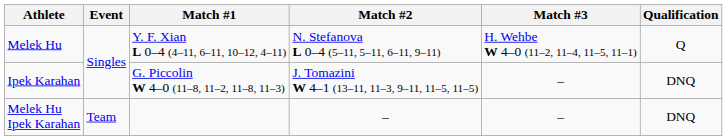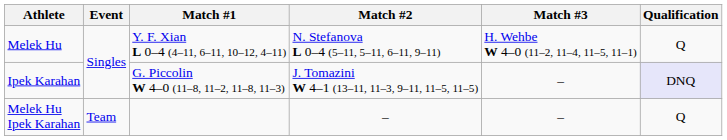(681, 80) no background -> (681, 80) lavender background
(681, 116) DNQ -> (681, 116) Q
